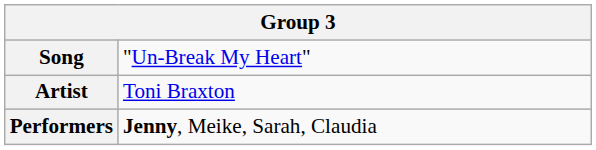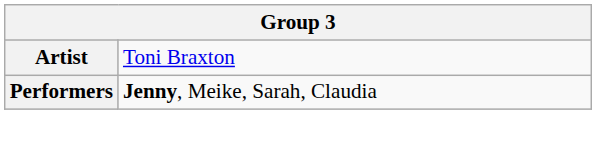- row: (61, 57)
